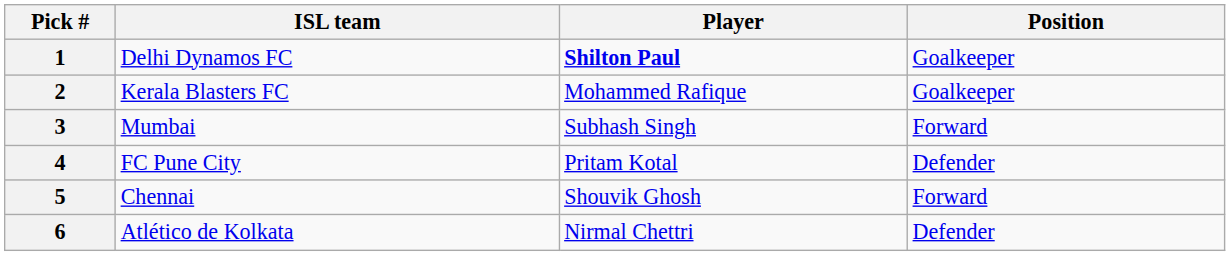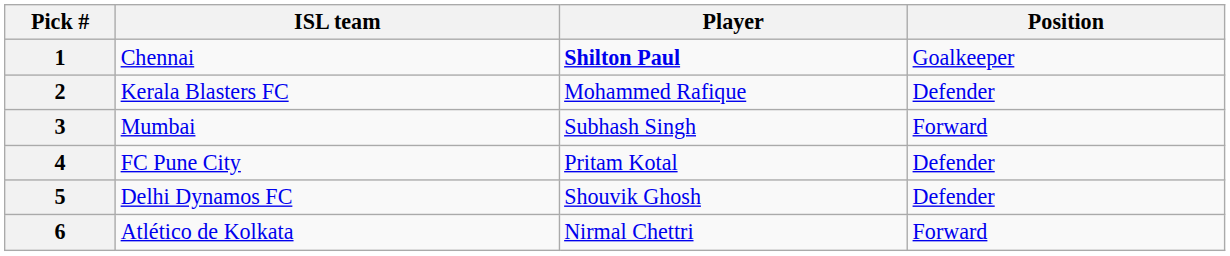(207, 57) Delhi Dynamos FC -> (157, 57) Chennai
(963, 92) Goalkeeper -> (954, 92) Defender
(157, 197) Chennai -> (207, 197) Delhi Dynamos FC
(950, 197) Forward -> (954, 197) Defender
(954, 232) Defender -> (950, 232) Forward
